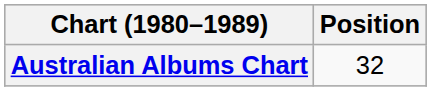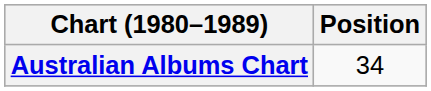(370, 65) 32 -> (370, 65) 34
